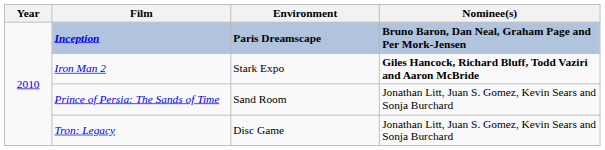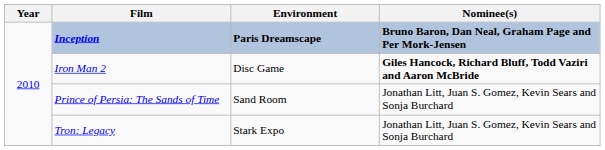(259, 68) Stark Expo -> (259, 68) Disc Game
(259, 130) Disc Game -> (259, 130) Stark Expo
